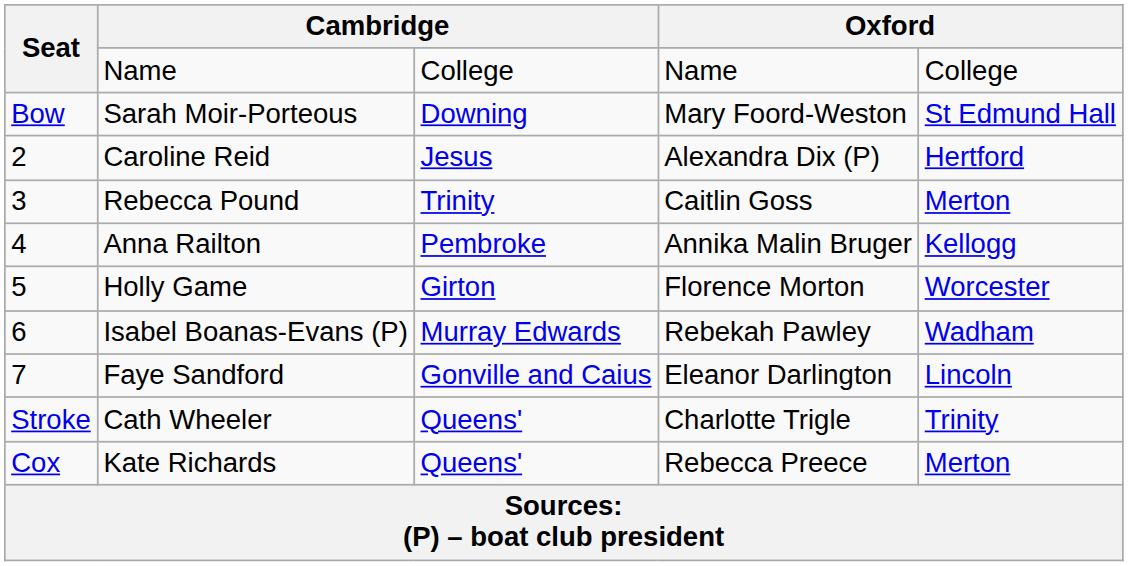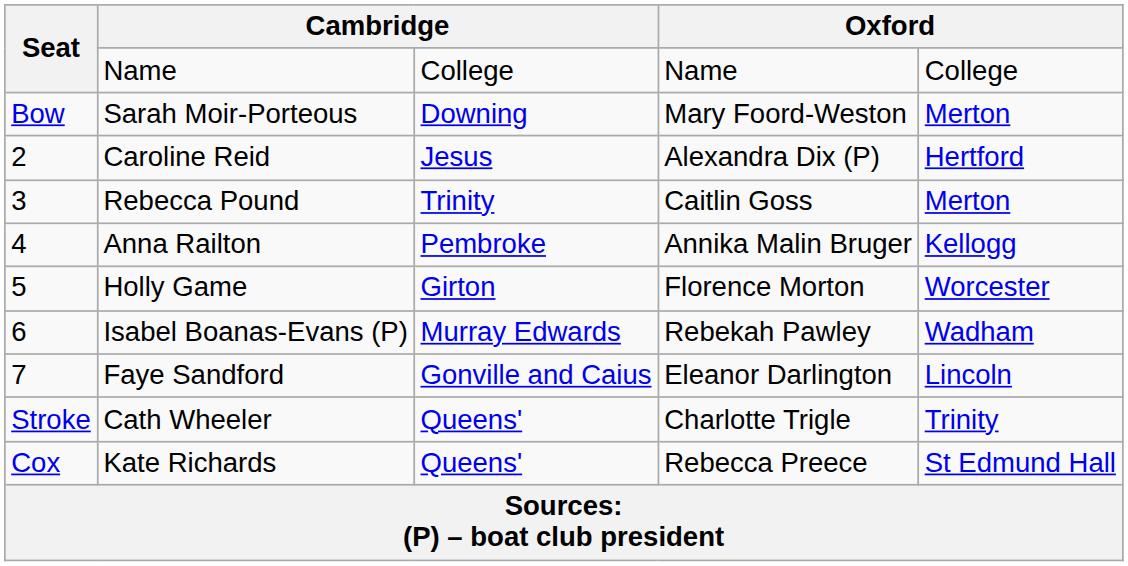(1020, 113) St Edmund Hall -> (968, 113) Merton
(968, 462) Merton -> (1020, 462) St Edmund Hall
